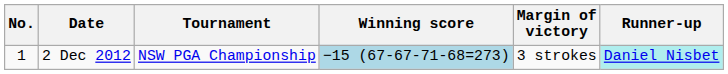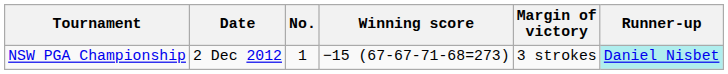columns swapped: (22, 25) <-> (227, 25)
(416, 58) lightblue background -> (416, 58) no background
